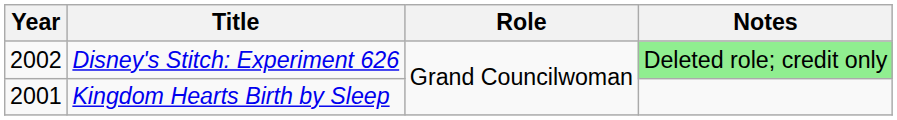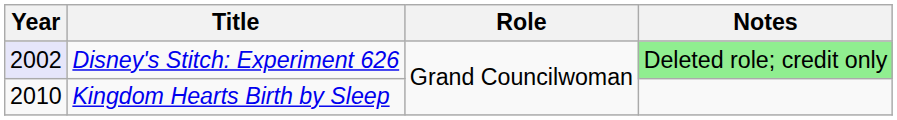(36, 59) no background -> (36, 59) lavender background
(36, 96) 2001 -> (36, 96) 2010
